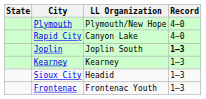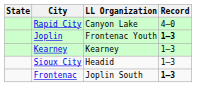- row: (53, 24)
(114, 50) Joplin South -> (121, 37) Frontenac Youth
(121, 88) Frontenac Youth -> (114, 75) Joplin South
(177, 88) normal -> (168, 75) bold
